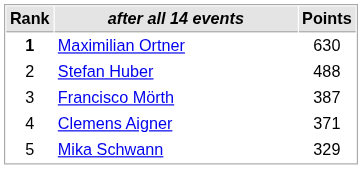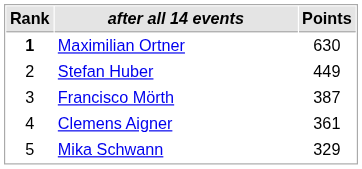(327, 72) 488 -> (327, 72) 449
(327, 124) 371 -> (327, 124) 361
